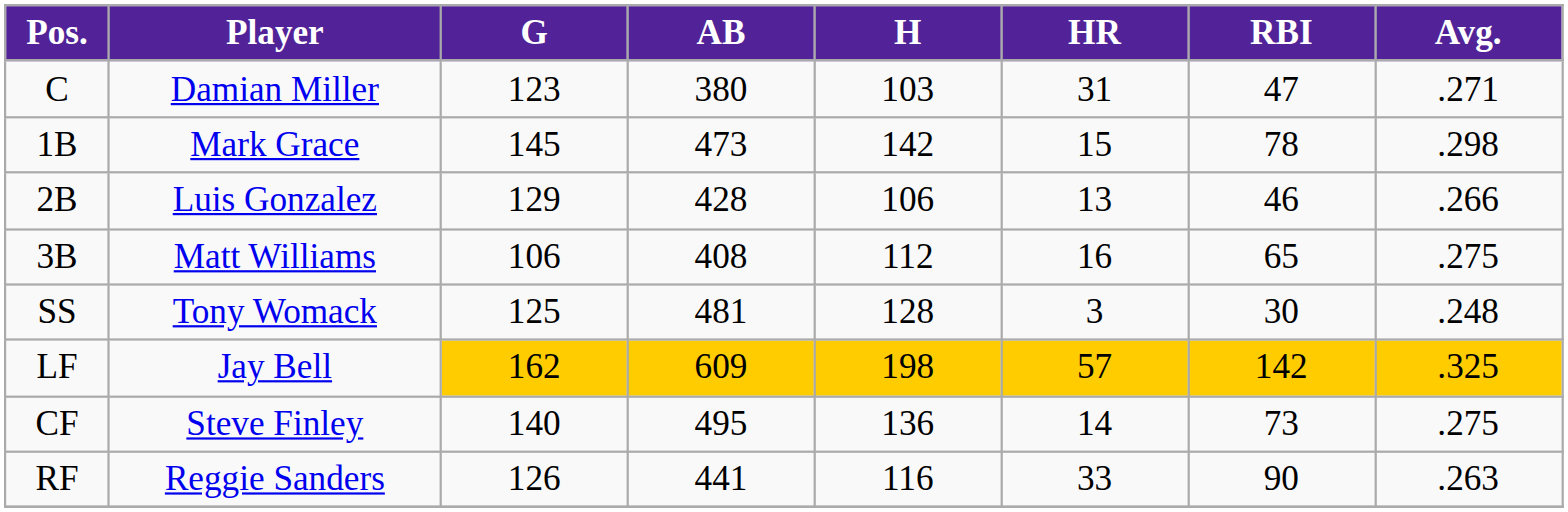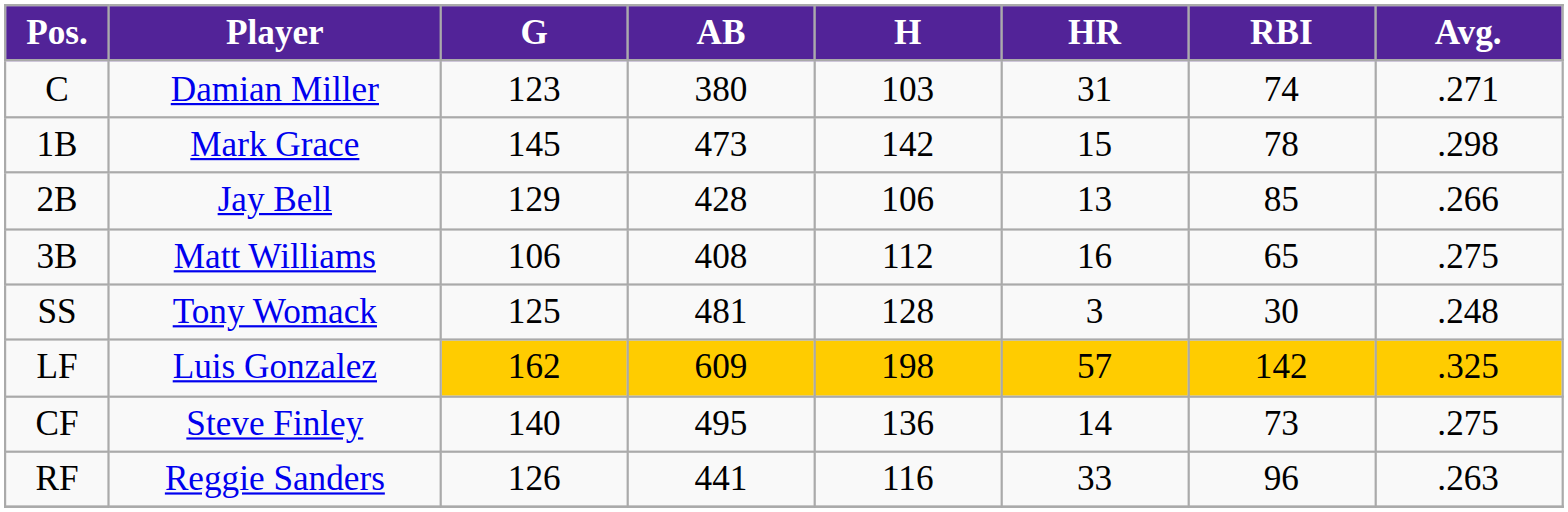(1281, 88) 47 -> (1281, 88) 74
(275, 199) Luis Gonzalez -> (275, 199) Jay Bell
(1281, 199) 46 -> (1281, 199) 85
(275, 367) Jay Bell -> (275, 367) Luis Gonzalez
(1281, 479) 90 -> (1281, 479) 96
